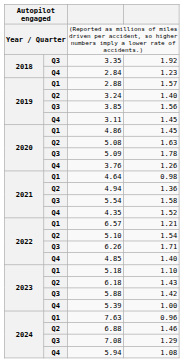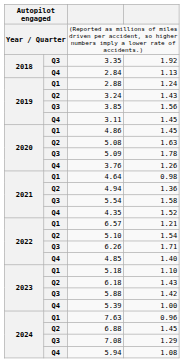(169, 72) 1.23 -> (169, 72) 1.13
(169, 84) 1.57 -> (169, 84) 1.24
(169, 96) 1.40 -> (169, 96) 1.43
(169, 329) 1.46 -> (169, 329) 1.45
